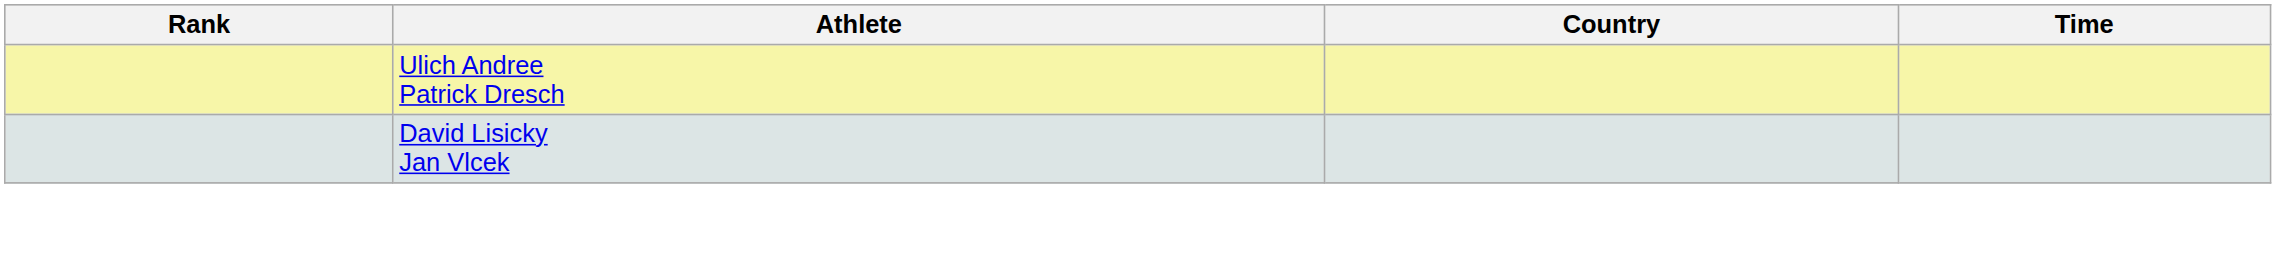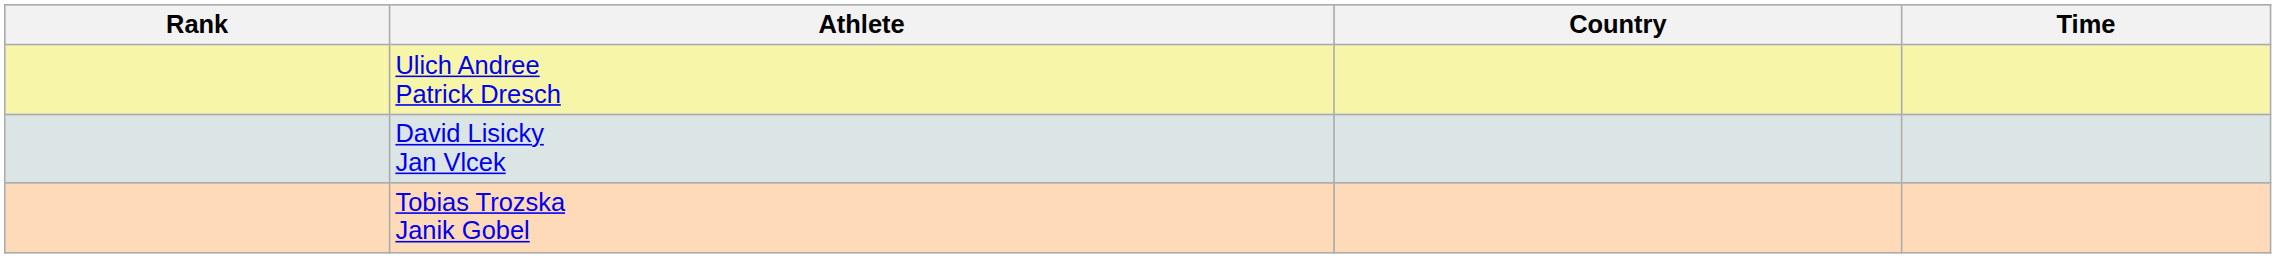+ row: (480, 217)
